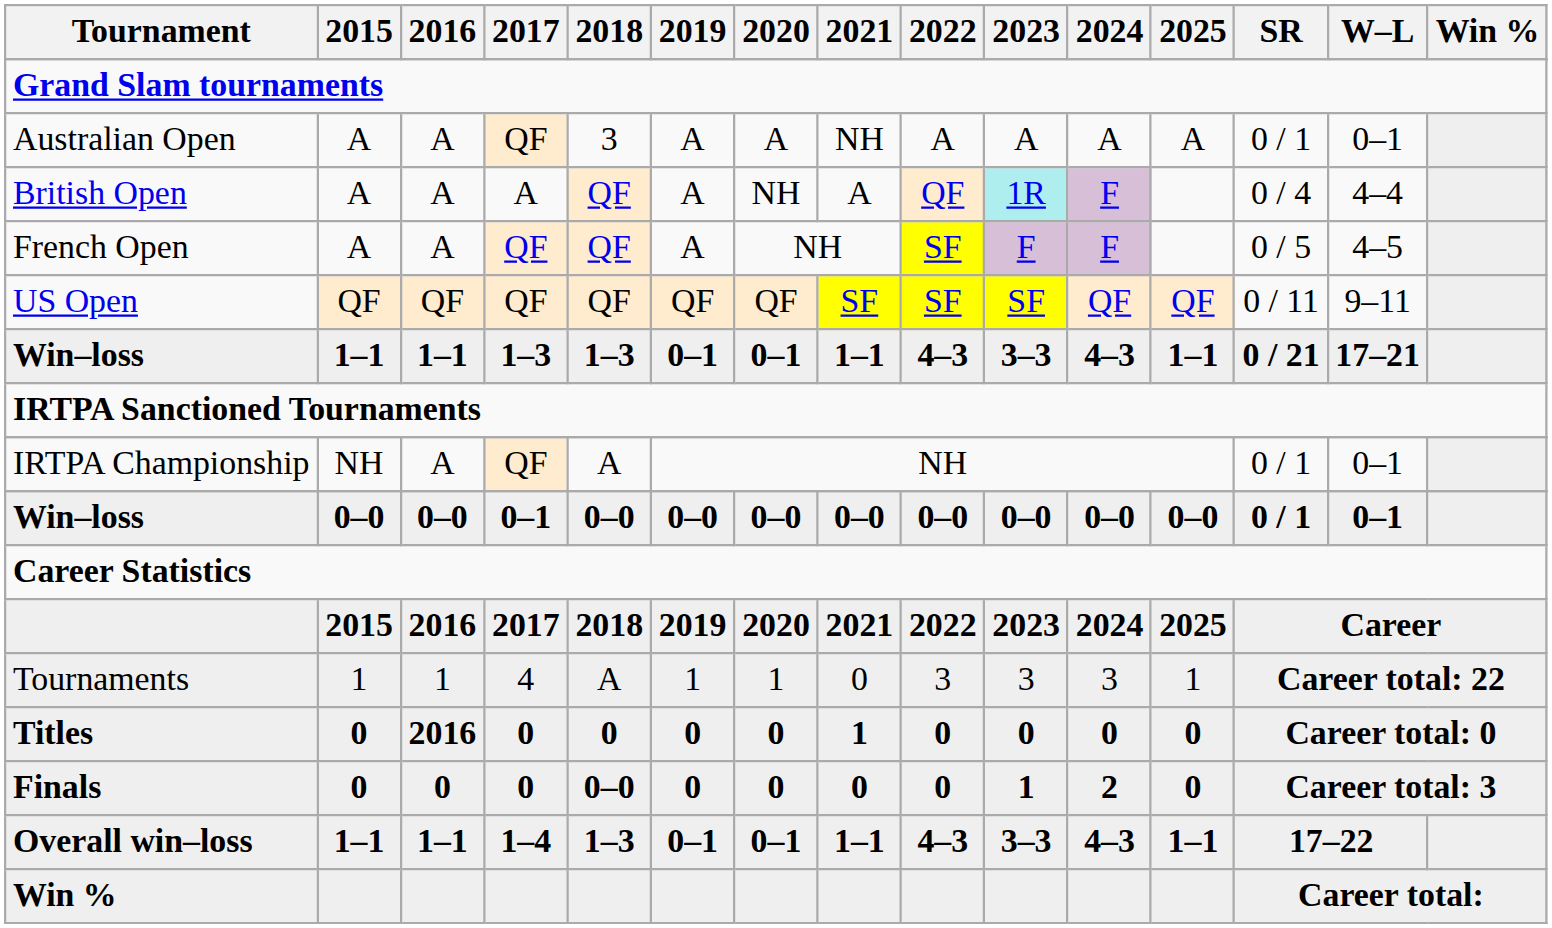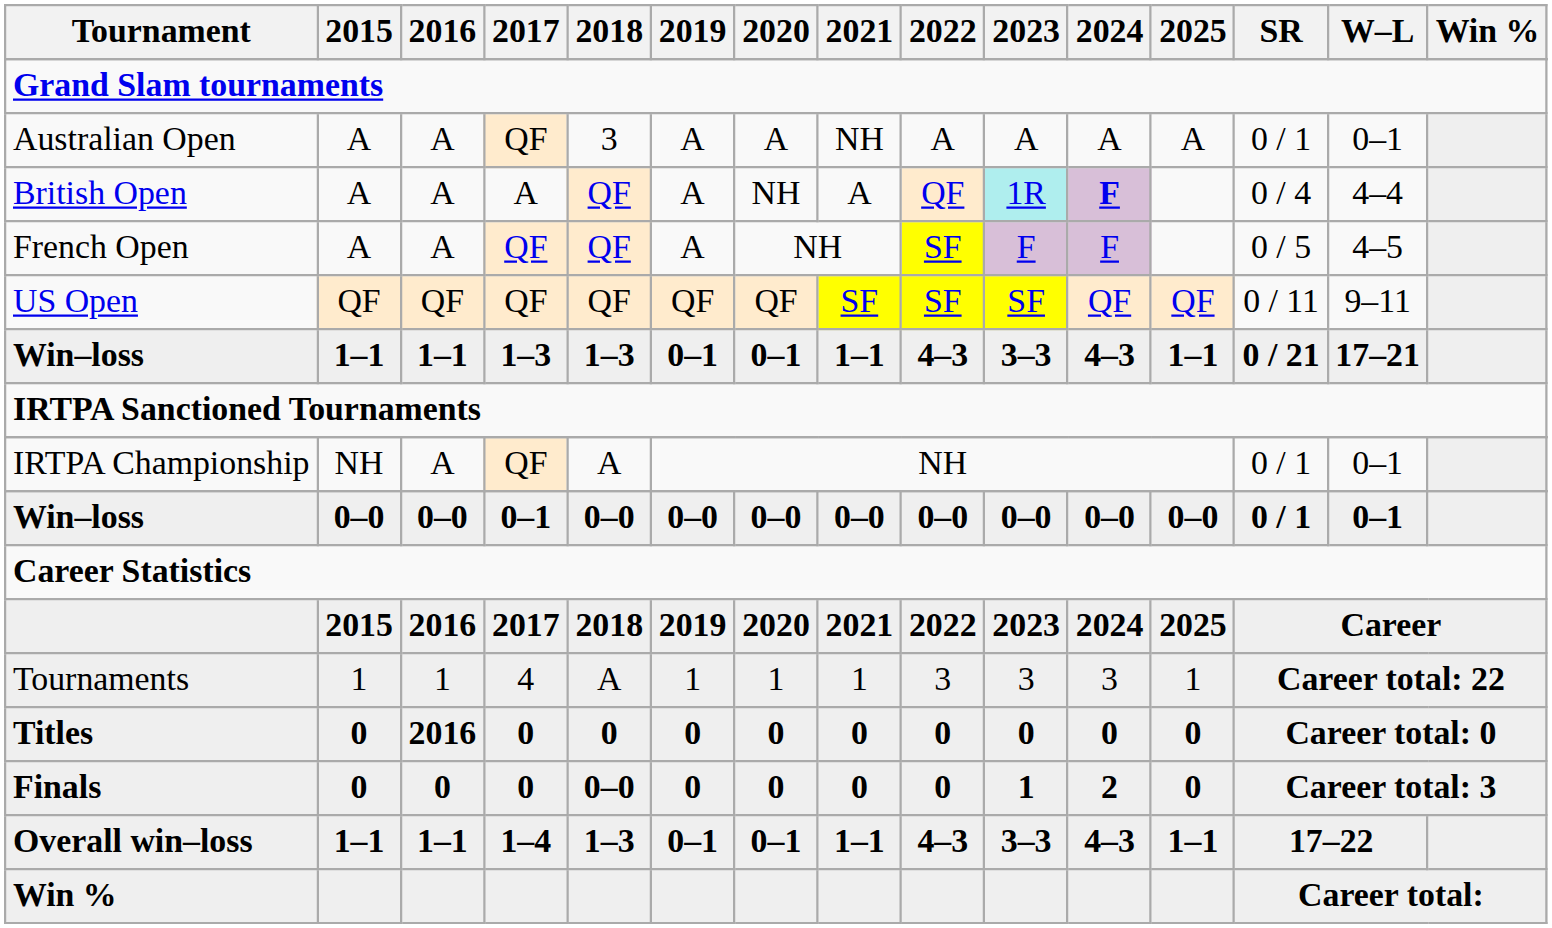(1110, 193) normal -> (1110, 193) bold
(859, 679) 0 -> (859, 679) 1
(859, 733) 1 -> (859, 733) 0
